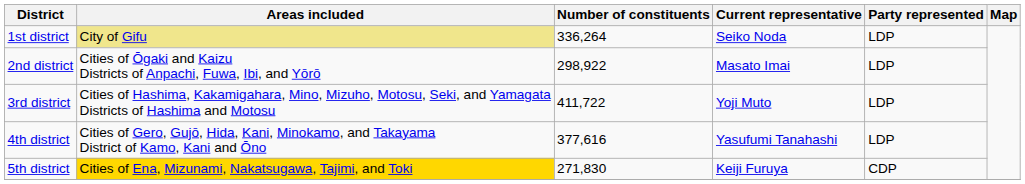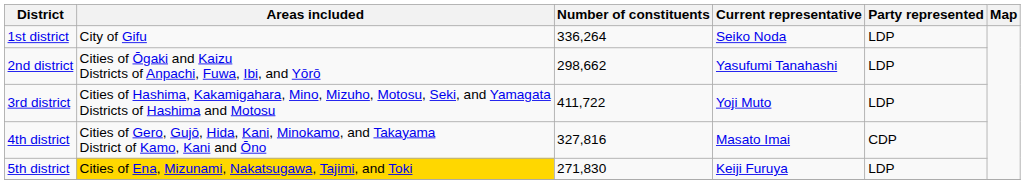(113, 36) khaki background -> (113, 36) no background
(582, 66) 298,922 -> (582, 66) 298,662
(753, 66) Masato Imai -> (777, 66) Yasufumi Tanahashi
(582, 139) 377,616 -> (582, 139) 327,816
(777, 139) Yasufumi Tanahashi -> (753, 139) Masato Imai
(881, 139) LDP -> (882, 139) CDP
(882, 169) CDP -> (881, 169) LDP
